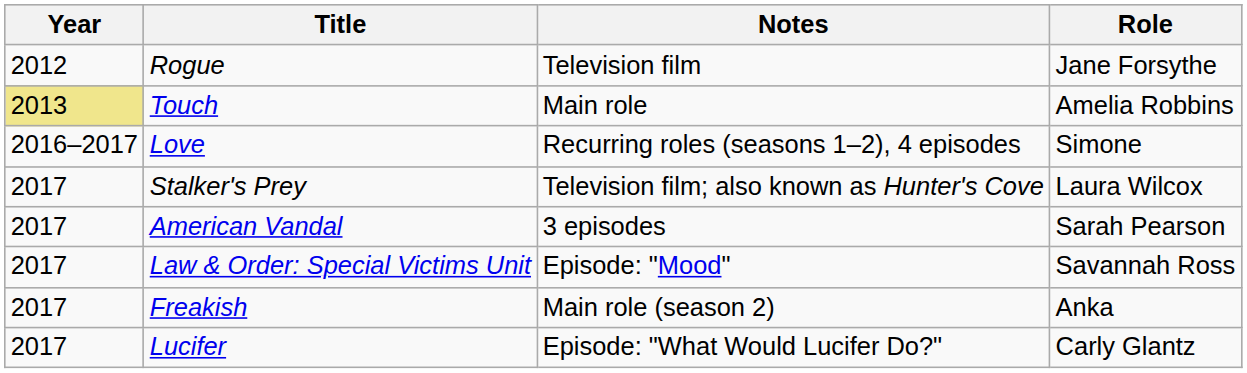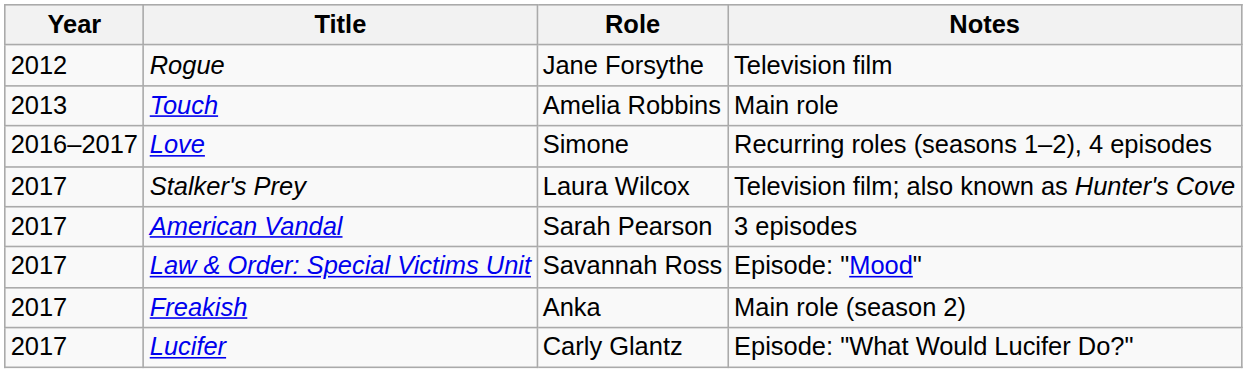columns swapped: (1145, 24) <-> (793, 24)
(39, 105) khaki background -> (39, 105) no background
